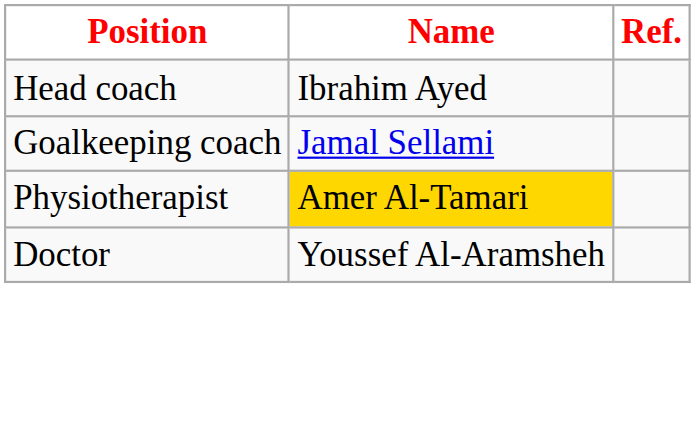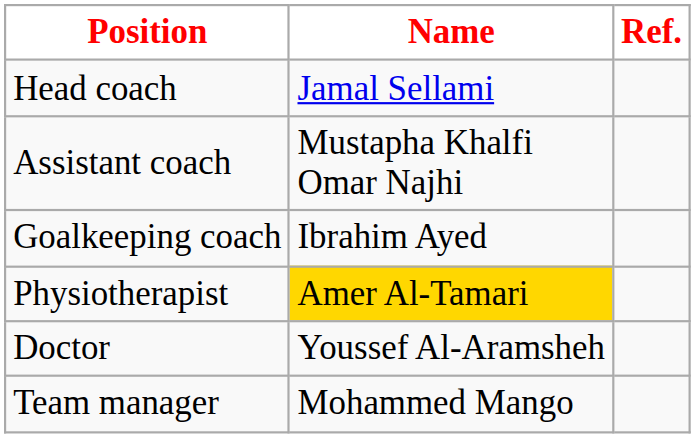(392, 87) Ibrahim Ayed -> (396, 87) Jamal Sellami
+ row: (122, 162)
(396, 142) Jamal Sellami -> (392, 237) Ibrahim Ayed
+ row: (116, 403)
